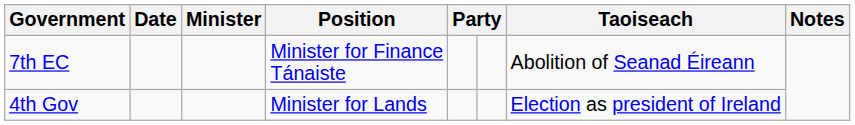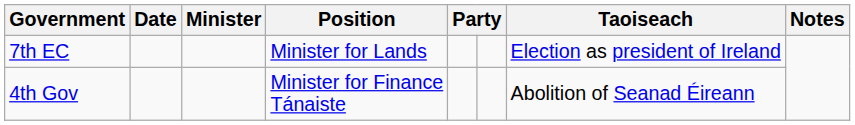(357, 62) Minister for Finance Tánaiste -> (349, 51) Minister for Lands
(633, 62) Abolition of Seanad Éireann -> (646, 51) Election as president of Ireland
(349, 104) Minister for Lands -> (357, 93) Minister for Finance Tánaiste
(646, 104) Election as president of Ireland -> (633, 93) Abolition of Seanad Éireann
